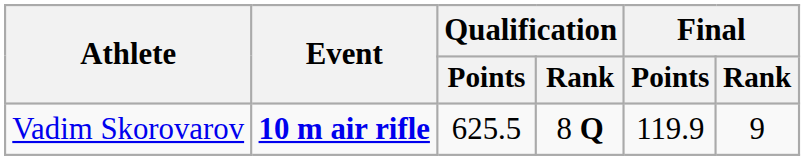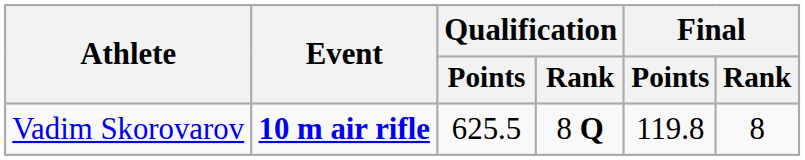(670, 129) 119.9 -> (670, 129) 119.8
(757, 129) 9 -> (757, 129) 8
